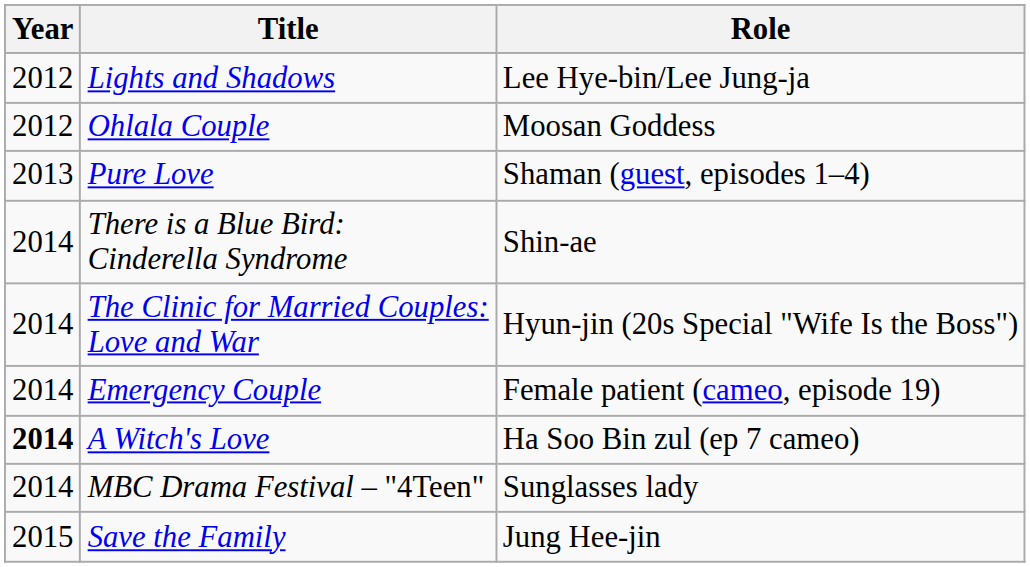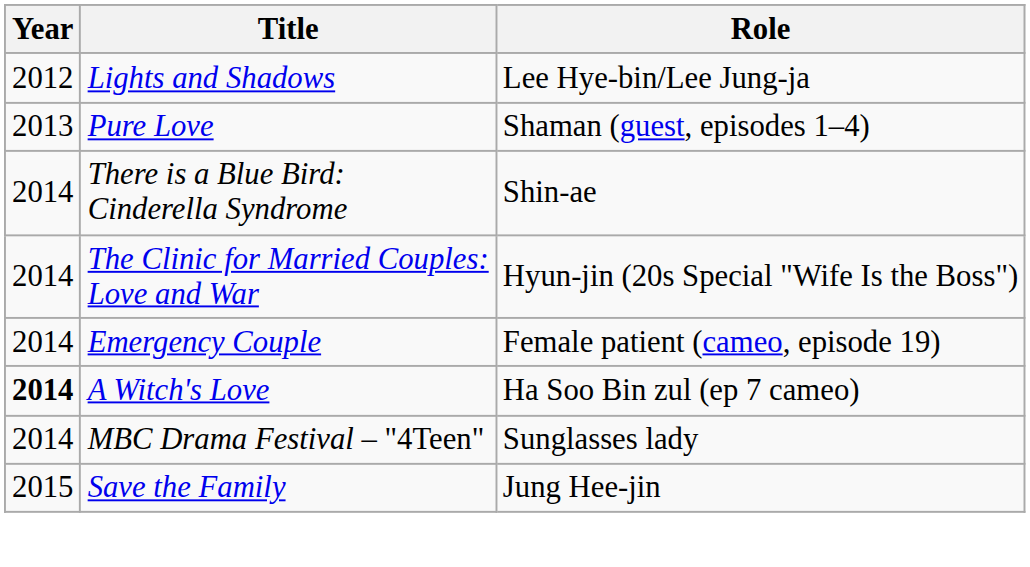- row: (179, 126)
